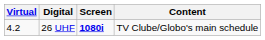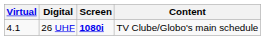(13, 27) 4.2 -> (13, 27) 4.1
